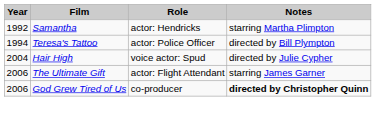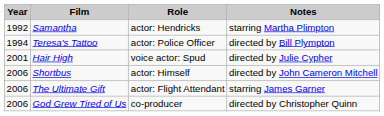(17, 58) 2004 -> (17, 58) 2001
+ row: (52, 73)
(299, 89) bold -> (293, 104) normal
